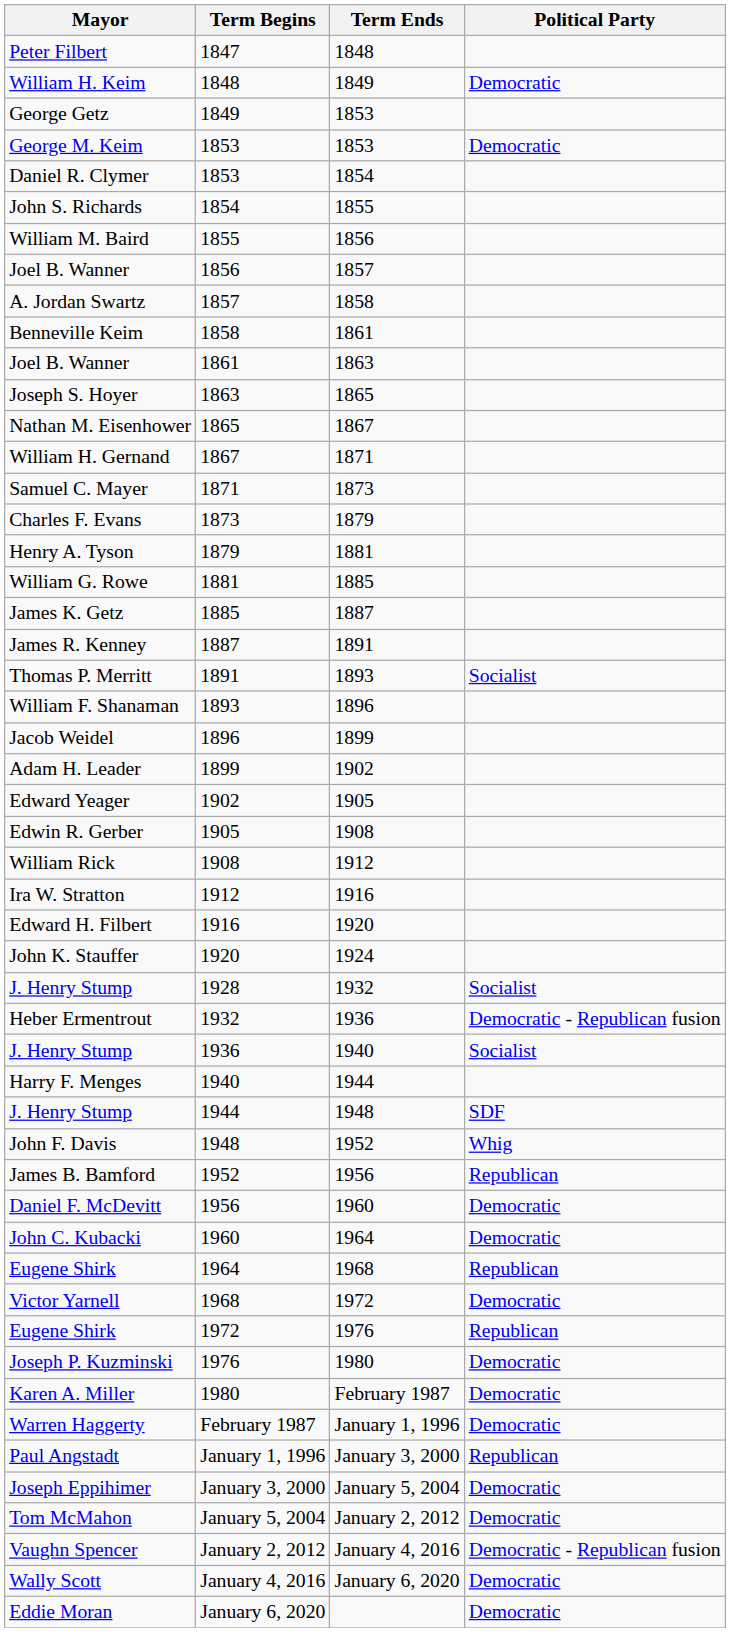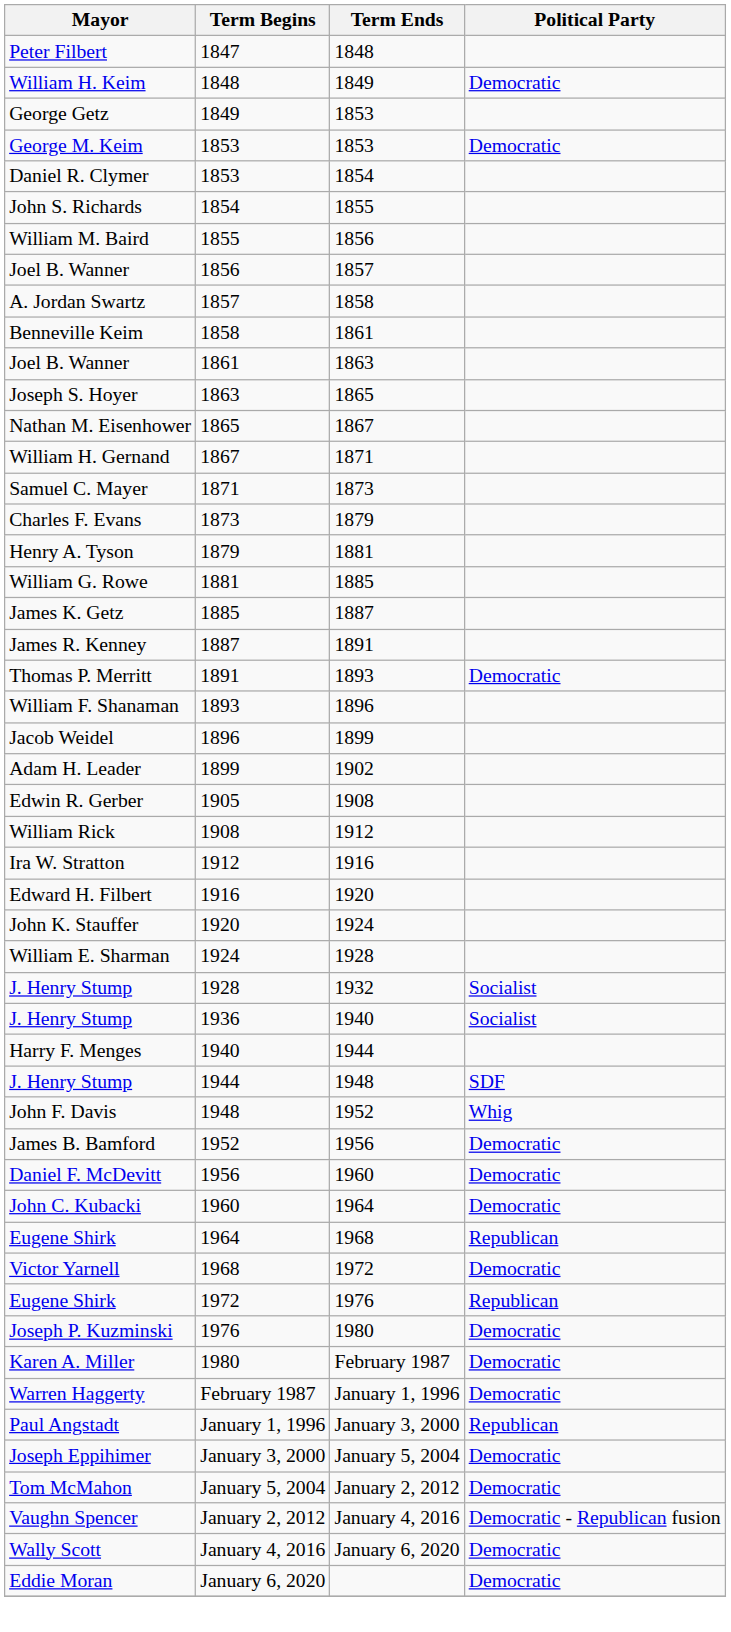(503, 675) Socialist -> (515, 675) Democratic
- row: (69, 800)
+ row: (89, 956)
- row: (80, 1018)
(514, 1174) Republican -> (515, 1143) Democratic
